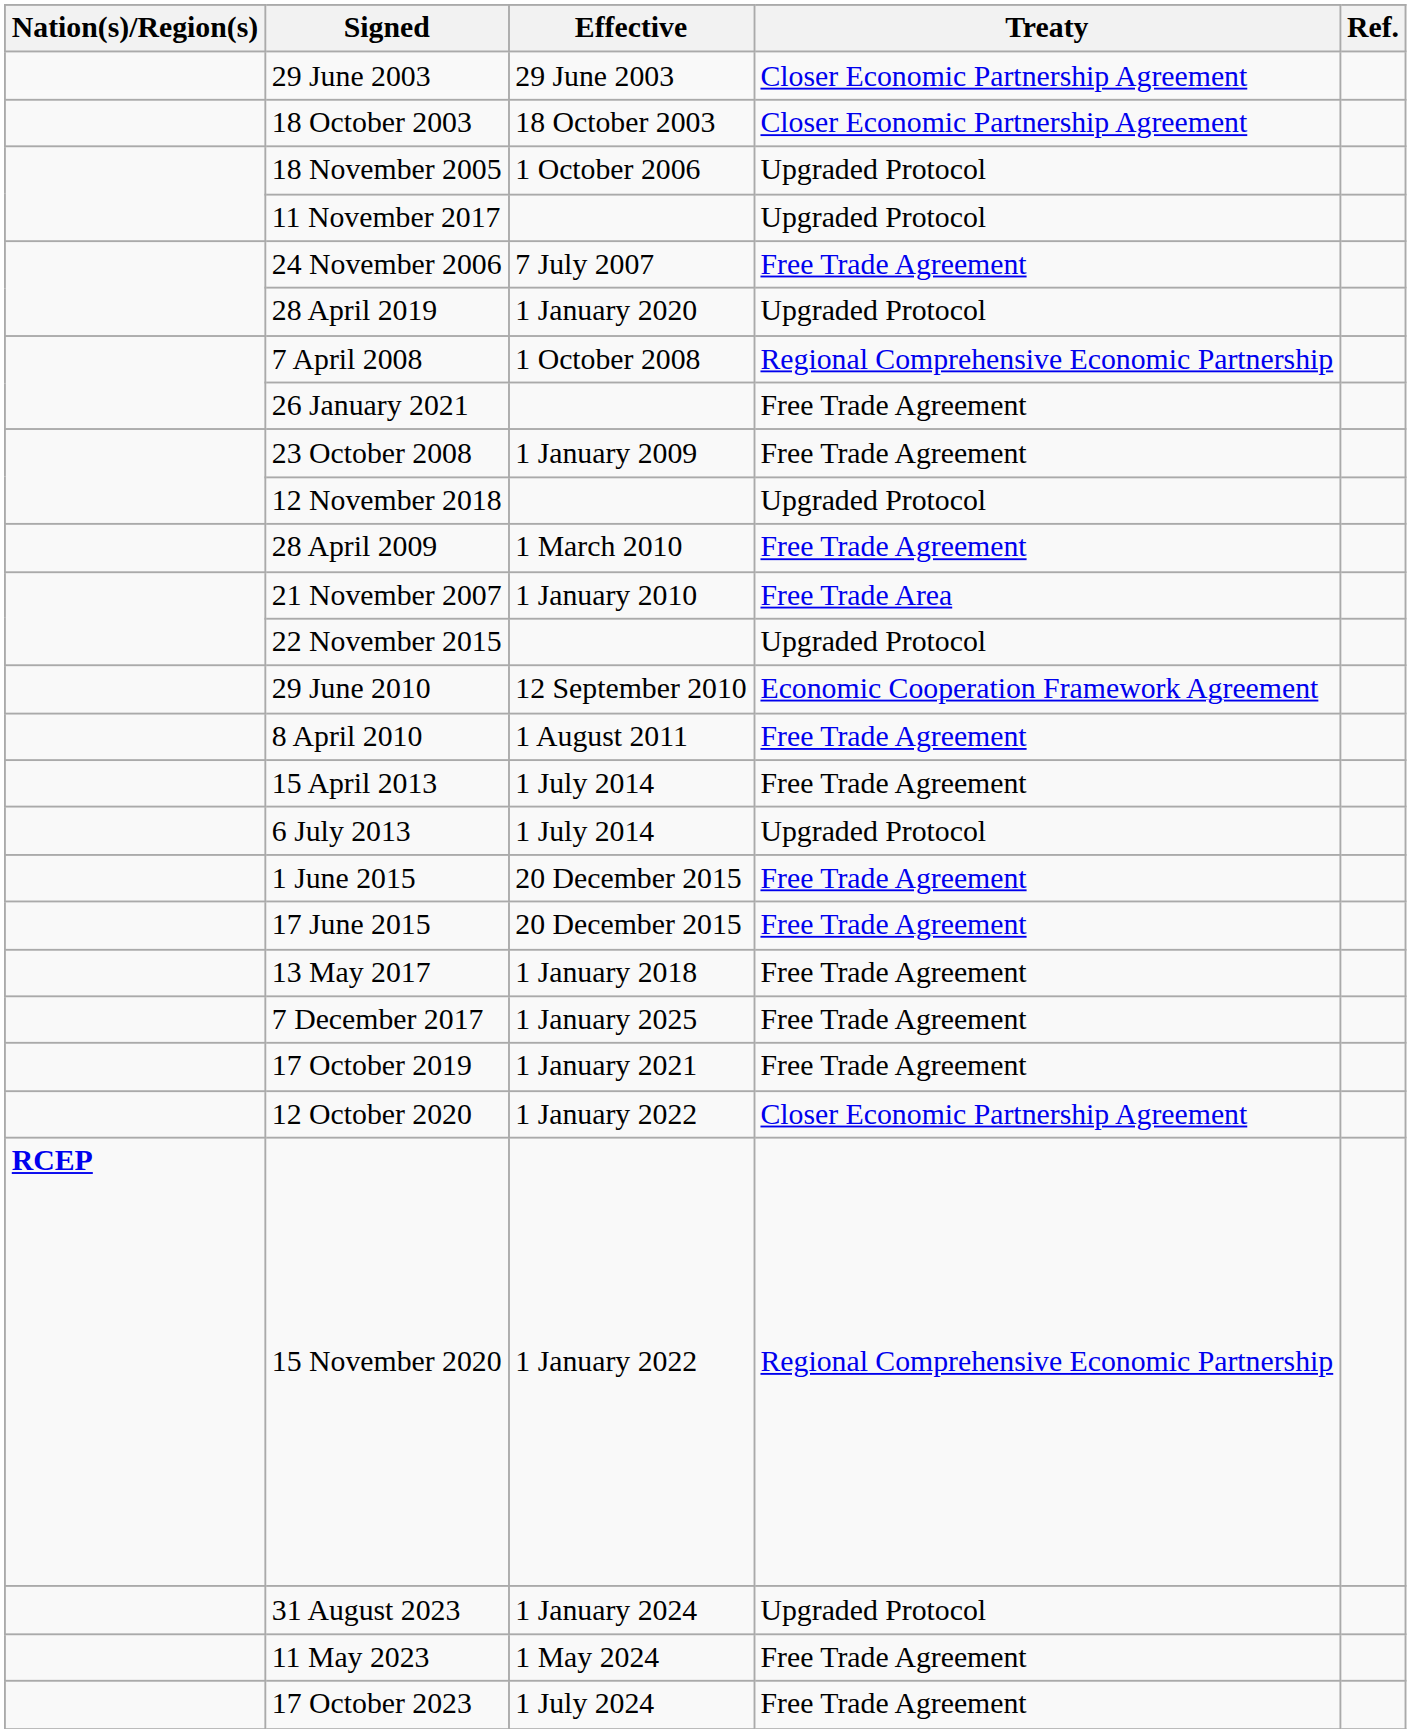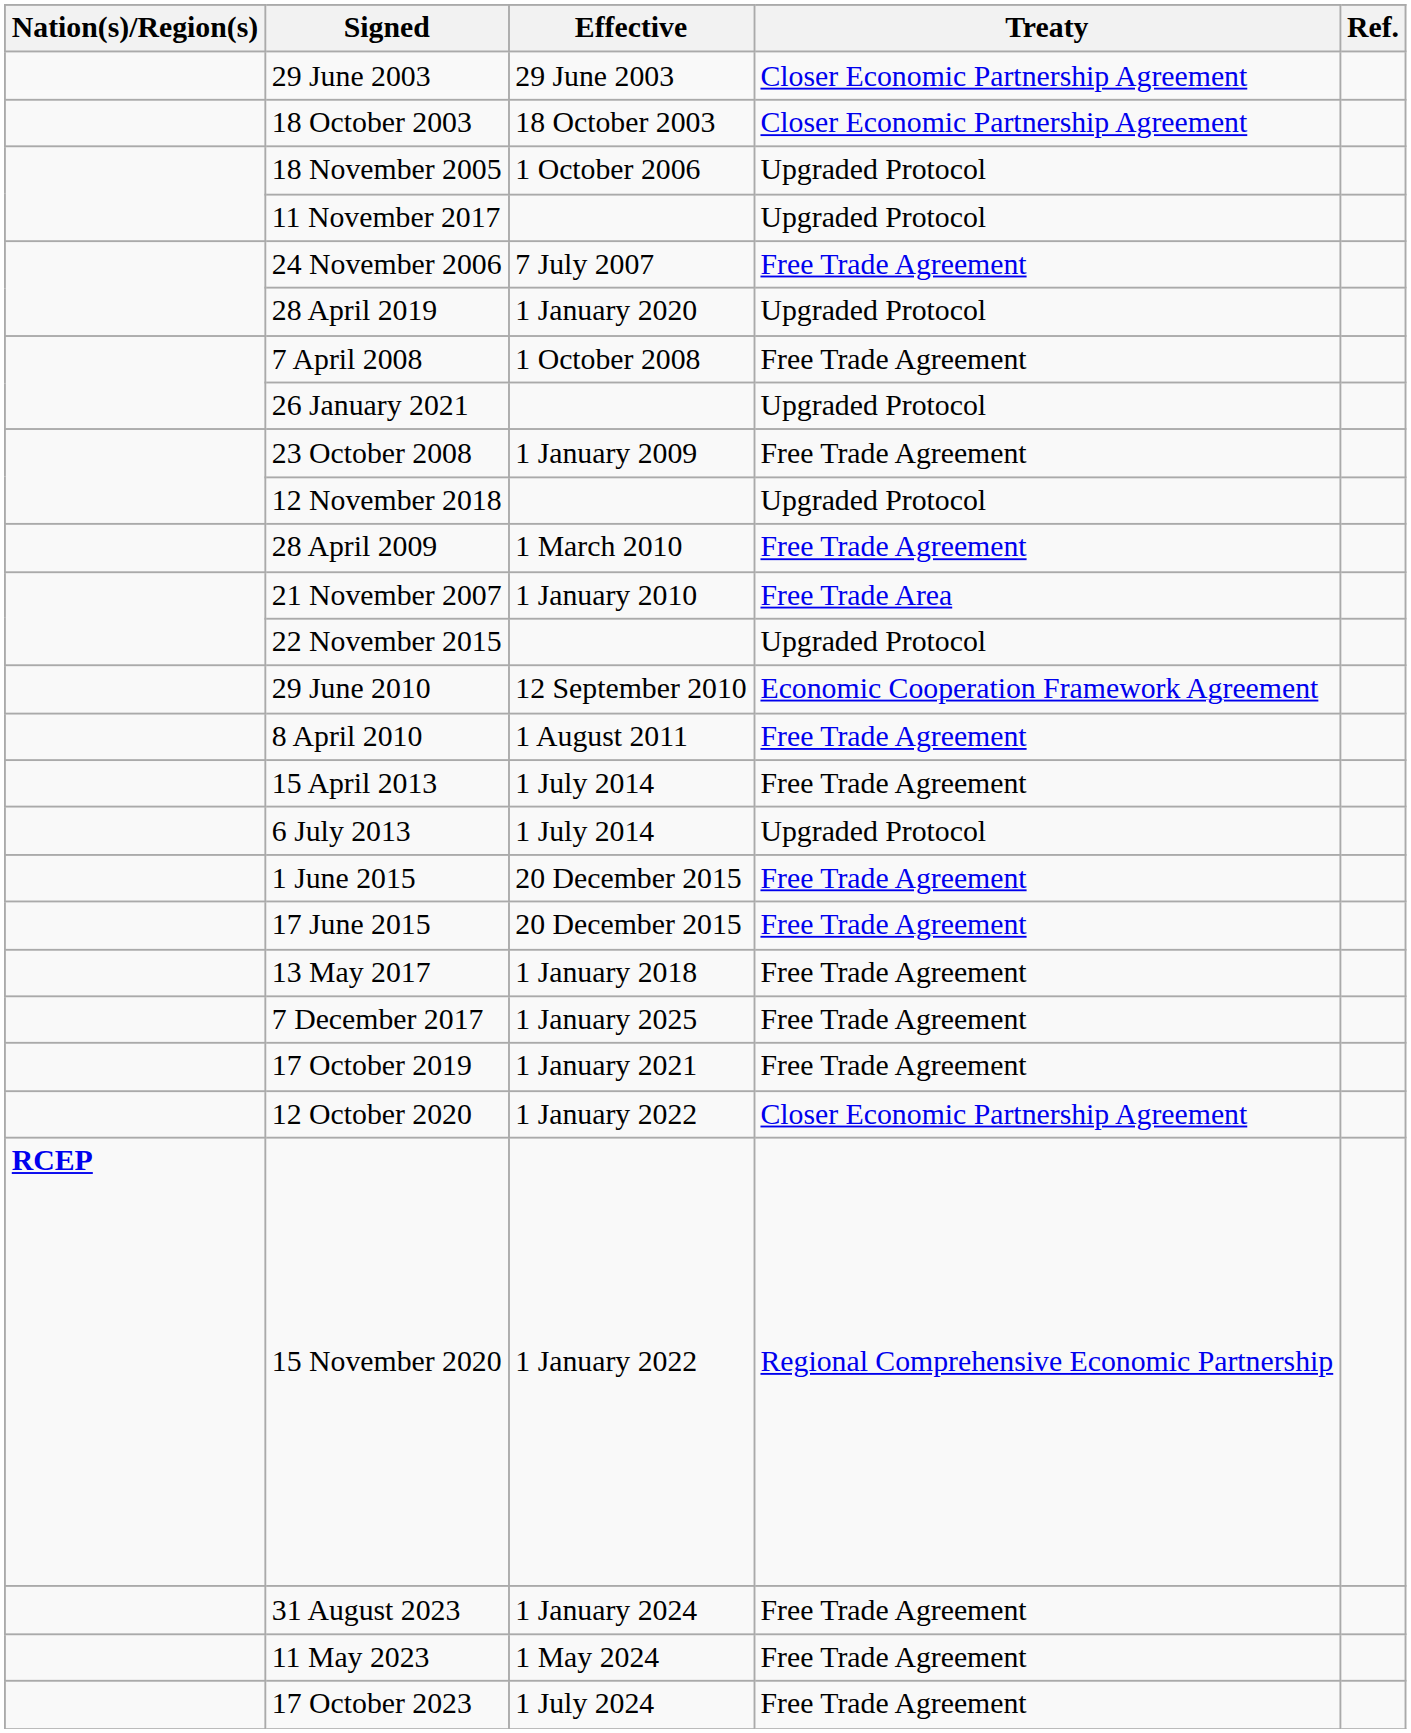(1047, 358) Regional Comprehensive Economic Partnership -> (894, 358) Free Trade Agreement
(894, 405) Free Trade Agreement -> (873, 405) Upgraded Protocol
(873, 1609) Upgraded Protocol -> (894, 1609) Free Trade Agreement
